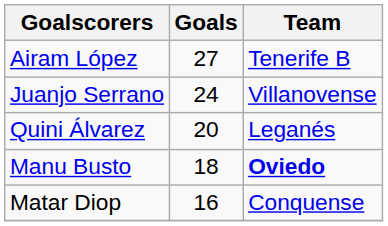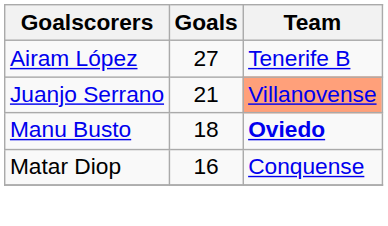(206, 94) 24 -> (206, 94) 21
(312, 94) no background -> (312, 94) lightsalmon background
- row: (78, 130)
